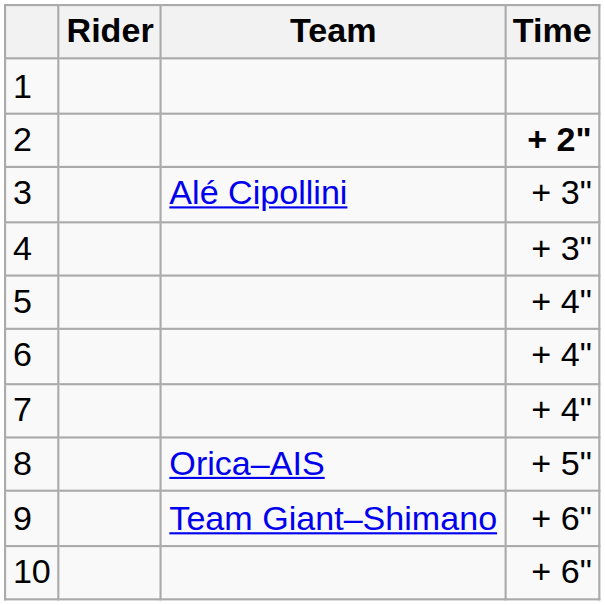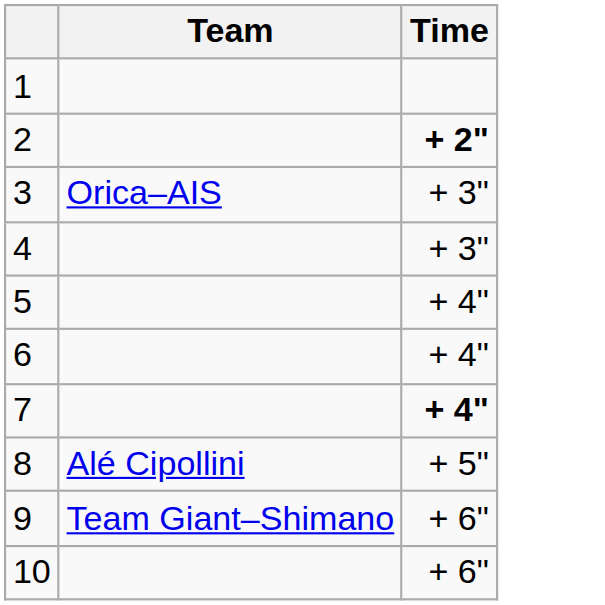- column: (110, 31)
(258, 193) Alé Cipollini -> (144, 193) Orica–AIS
(562, 409) normal -> (457, 409) bold
(247, 463) Orica–AIS -> (156, 463) Alé Cipollini
